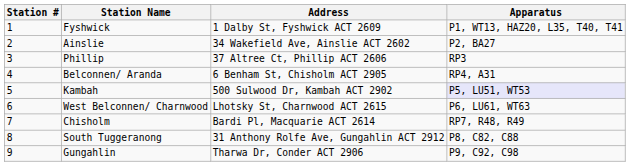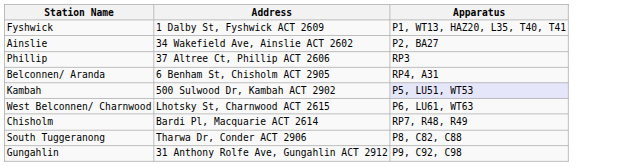- column: (33, 12)
(329, 138) 31 Anthony Rolfe Ave, Gungahlin ACT 2912 -> (231, 138) Tharwa Dr, Conder ACT 2906
(288, 153) Tharwa Dr, Conder ACT 2906 -> (272, 153) 31 Anthony Rolfe Ave, Gungahlin ACT 2912
